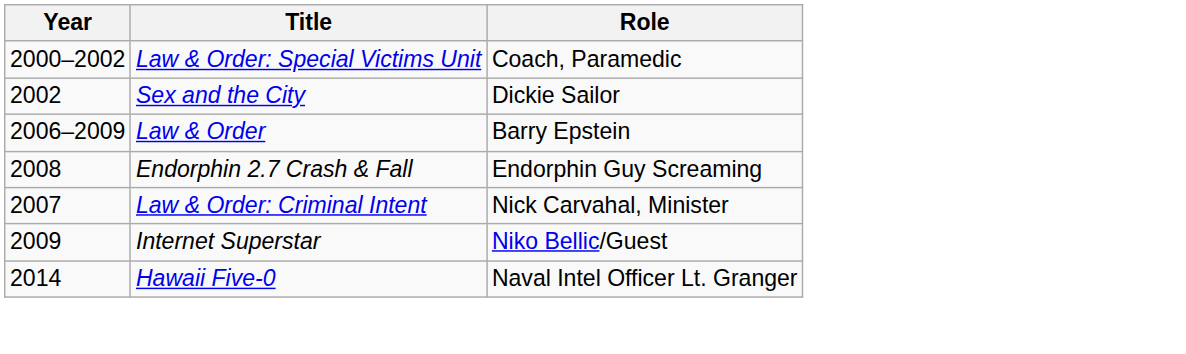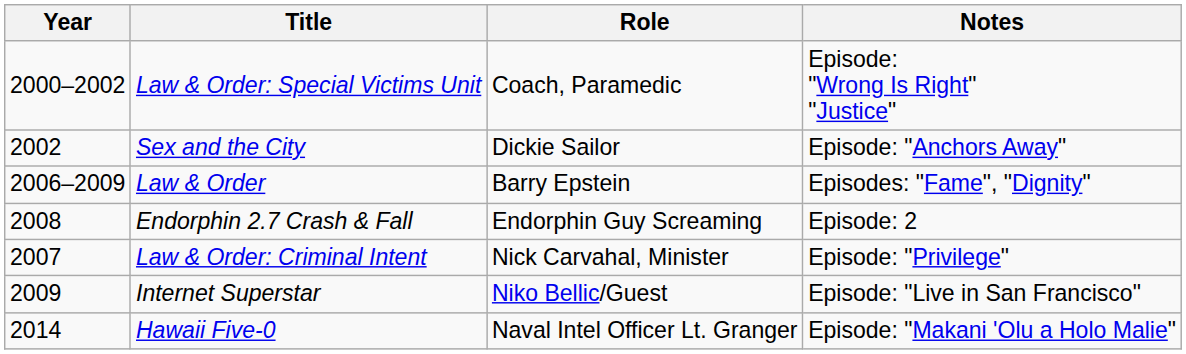+ column: (992, 22)
